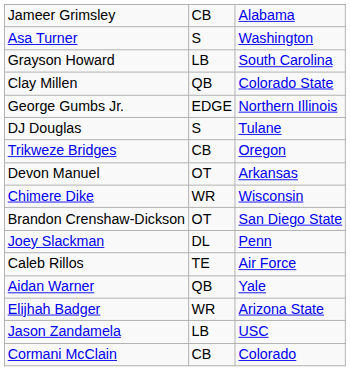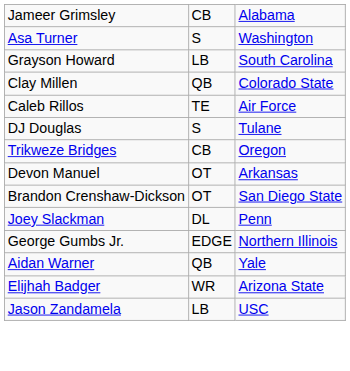rows swapped: (66, 106) <-> (46, 264)
- row: (51, 196)
- row: (62, 354)
